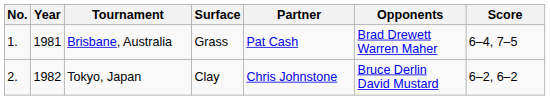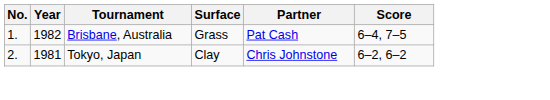- column: (410, 14)
(47, 41) 1981 -> (47, 34) 1982
(47, 76) 1982 -> (47, 55) 1981
